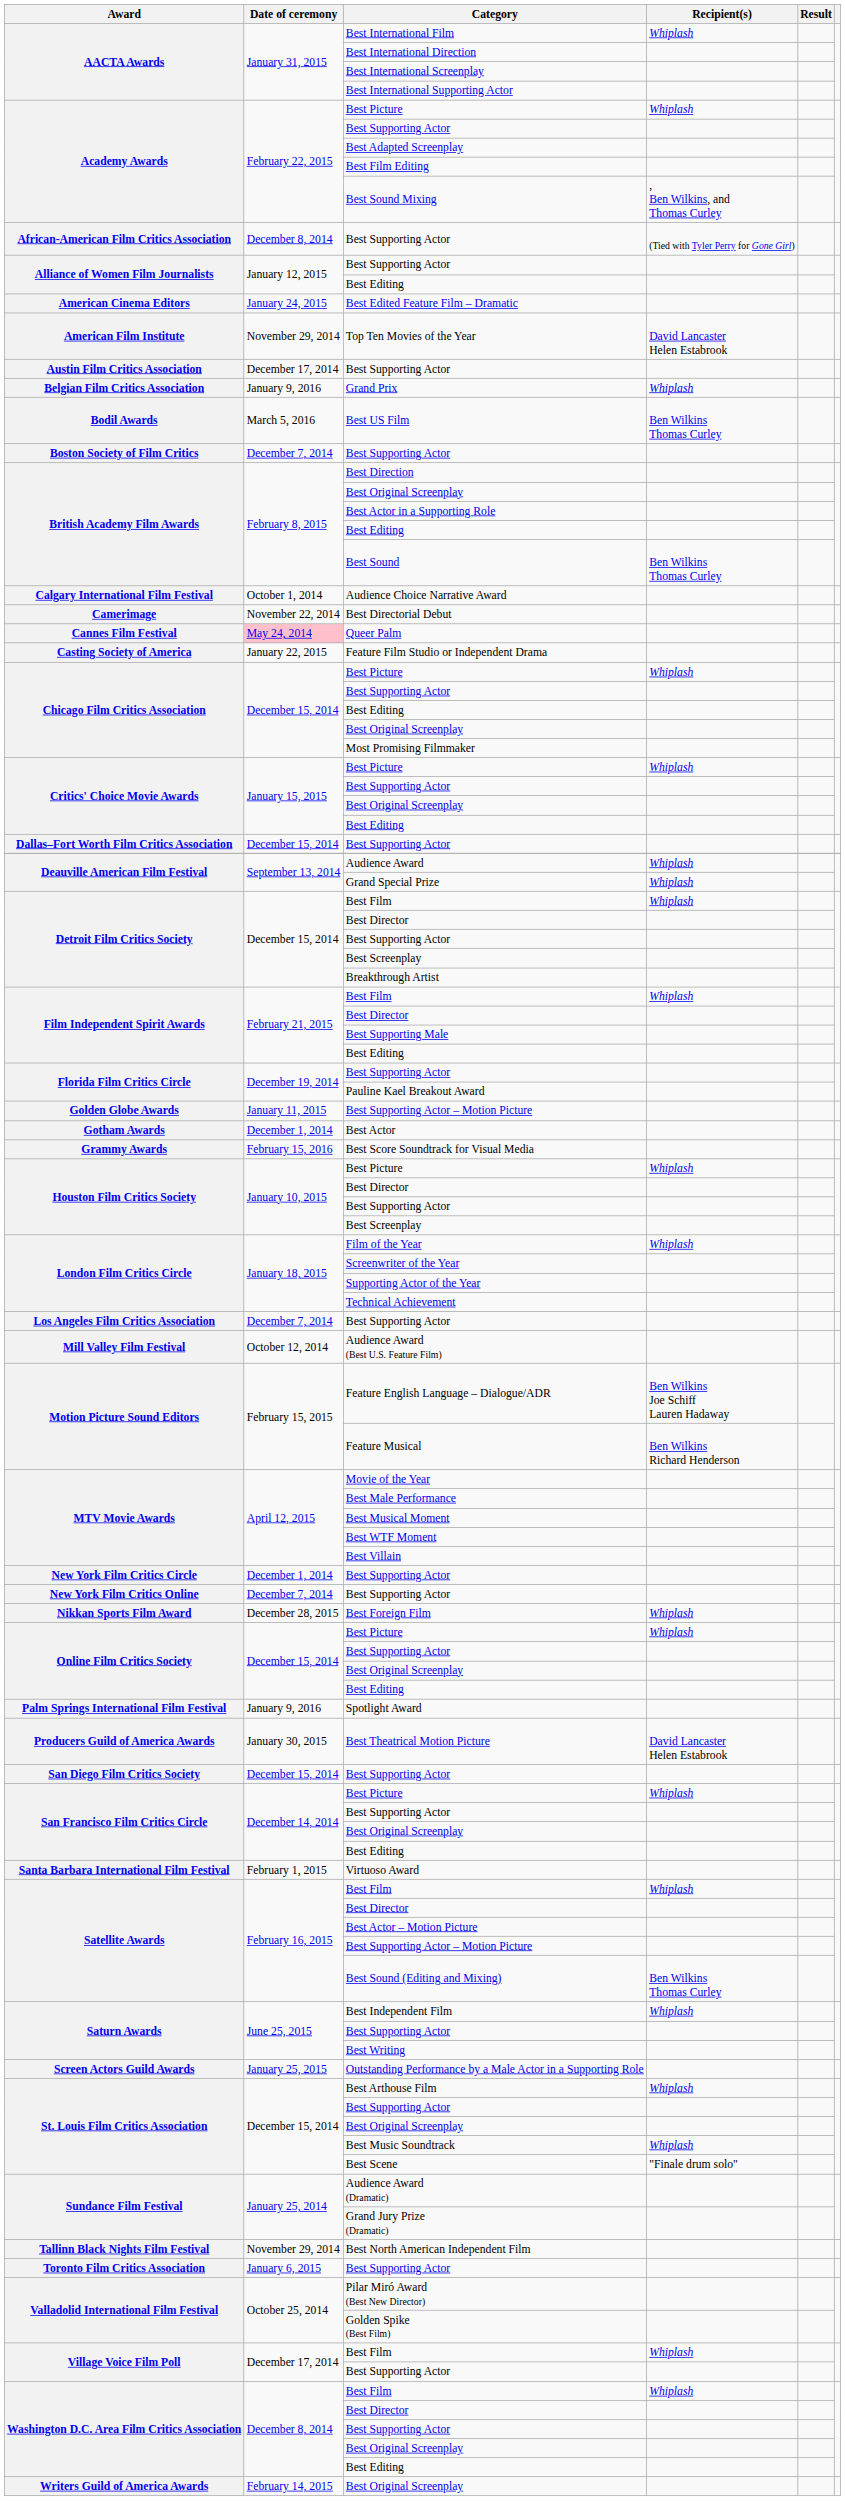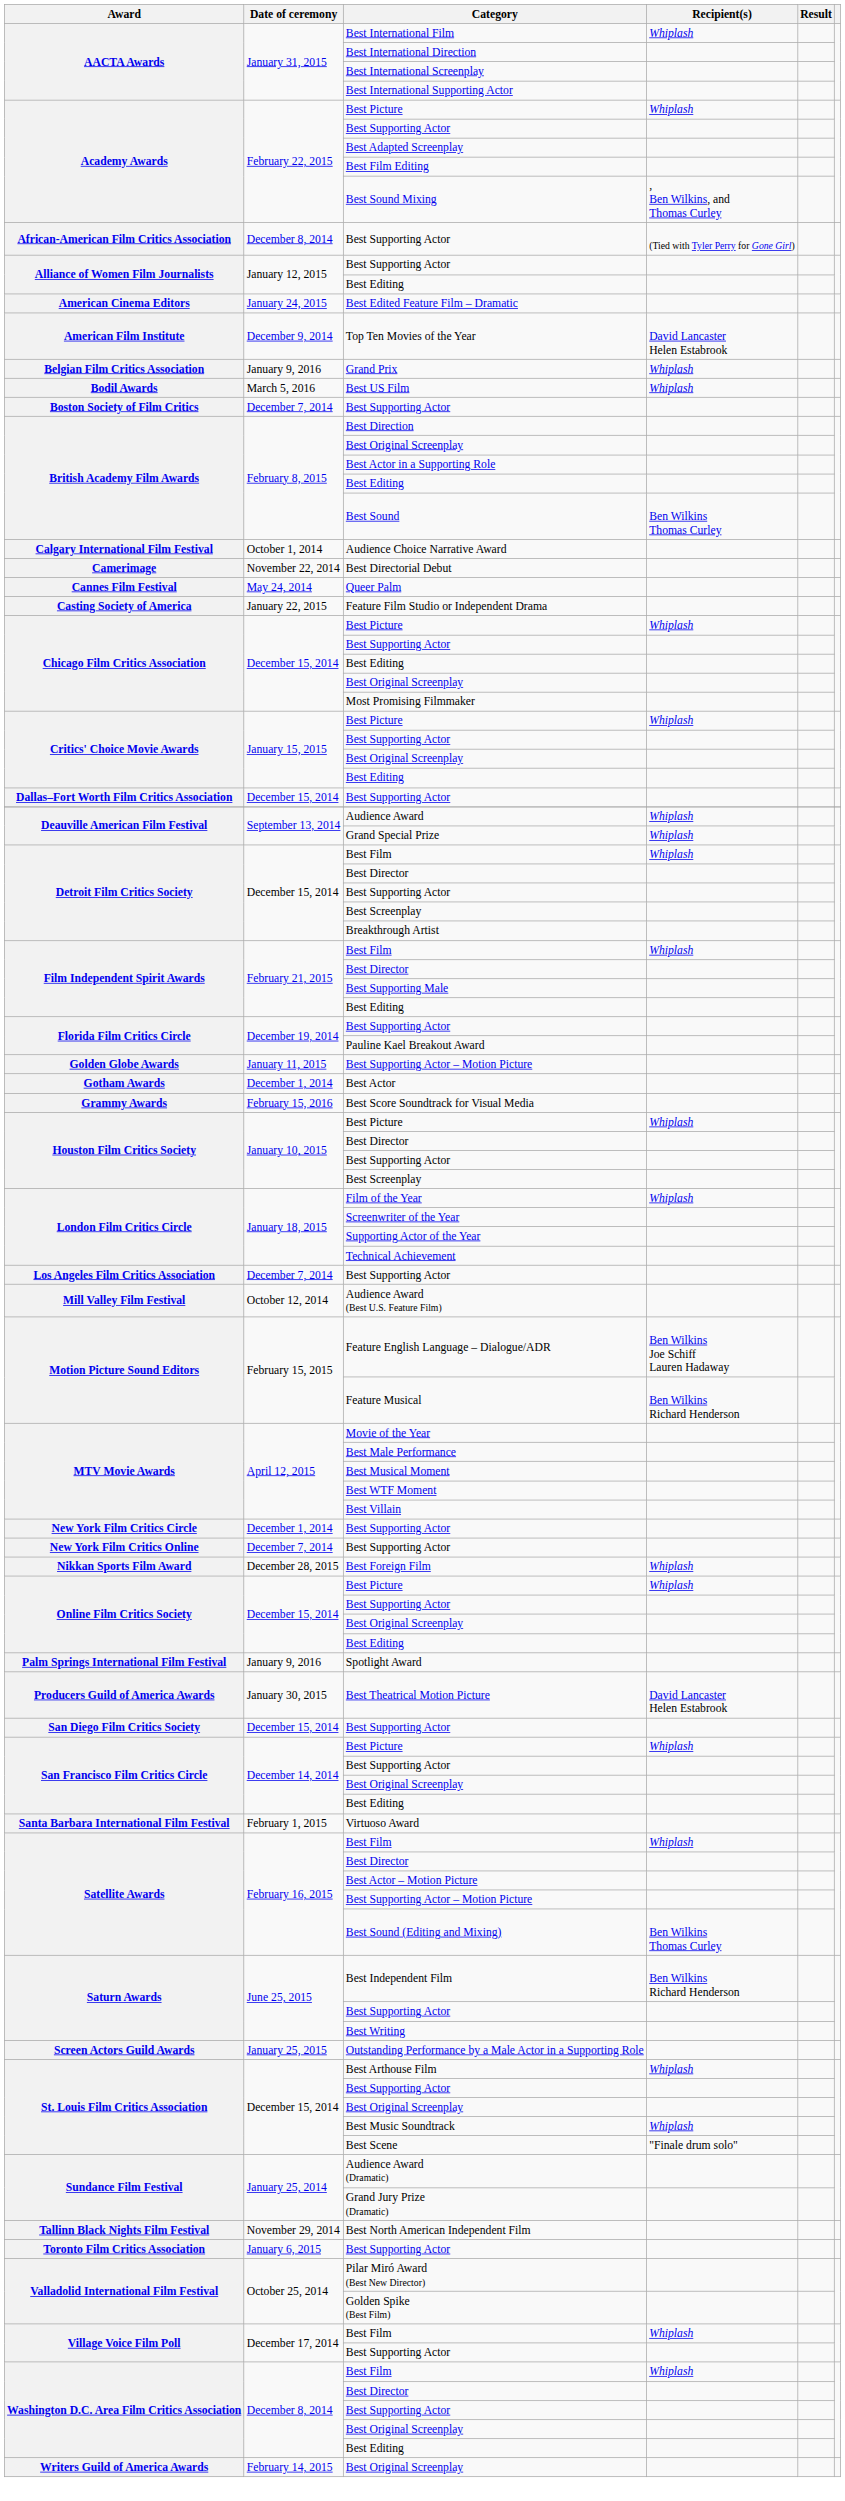(293, 336) November 29, 2014 -> (290, 336) December 9, 2014
- row: (124, 369)
(685, 427) Ben Wilkins Thomas Curley -> (671, 388) Whiplash
(279, 633) pink background -> (279, 587) no background
(671, 2011) Whiplash -> (694, 1986) Ben Wilkins Richard Henderson
